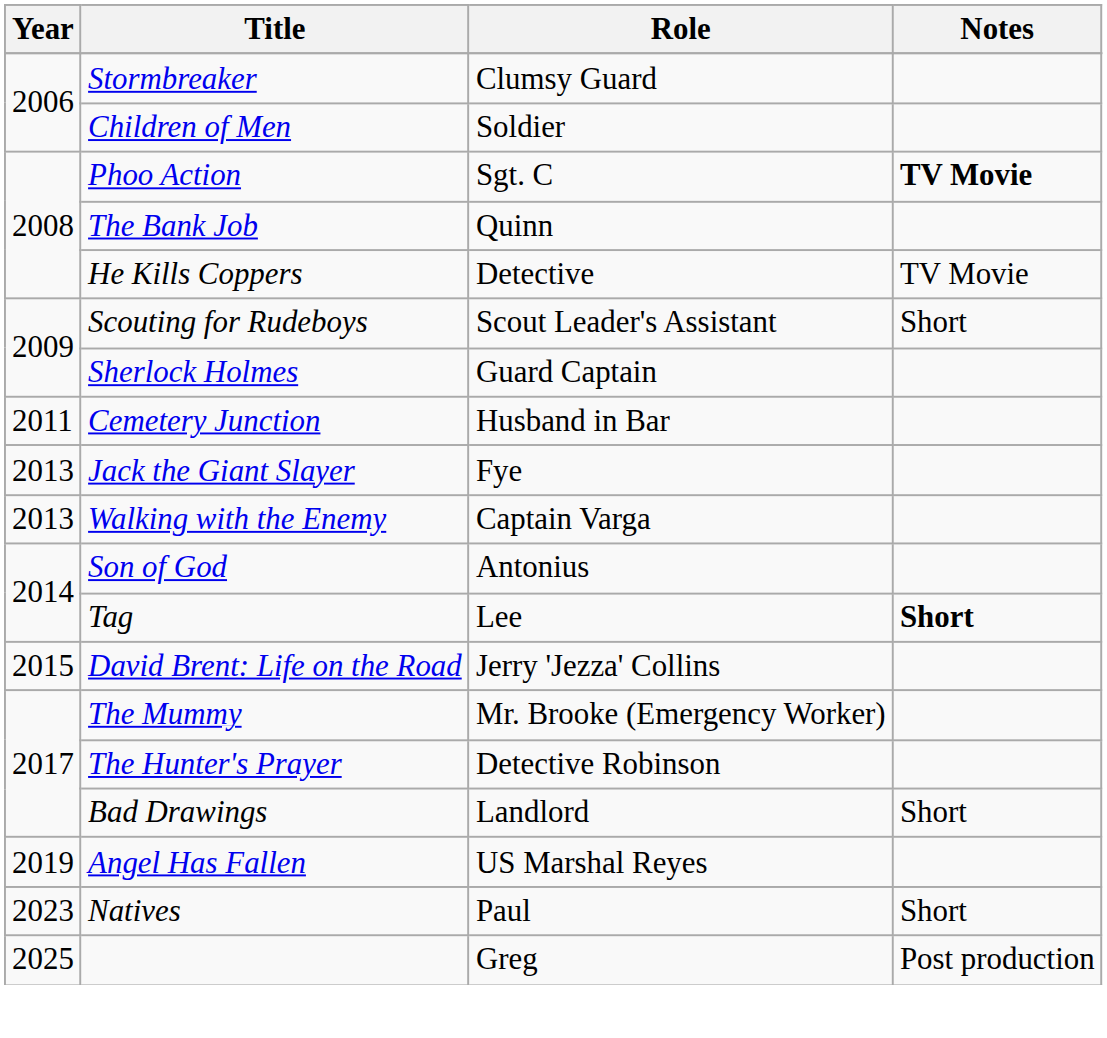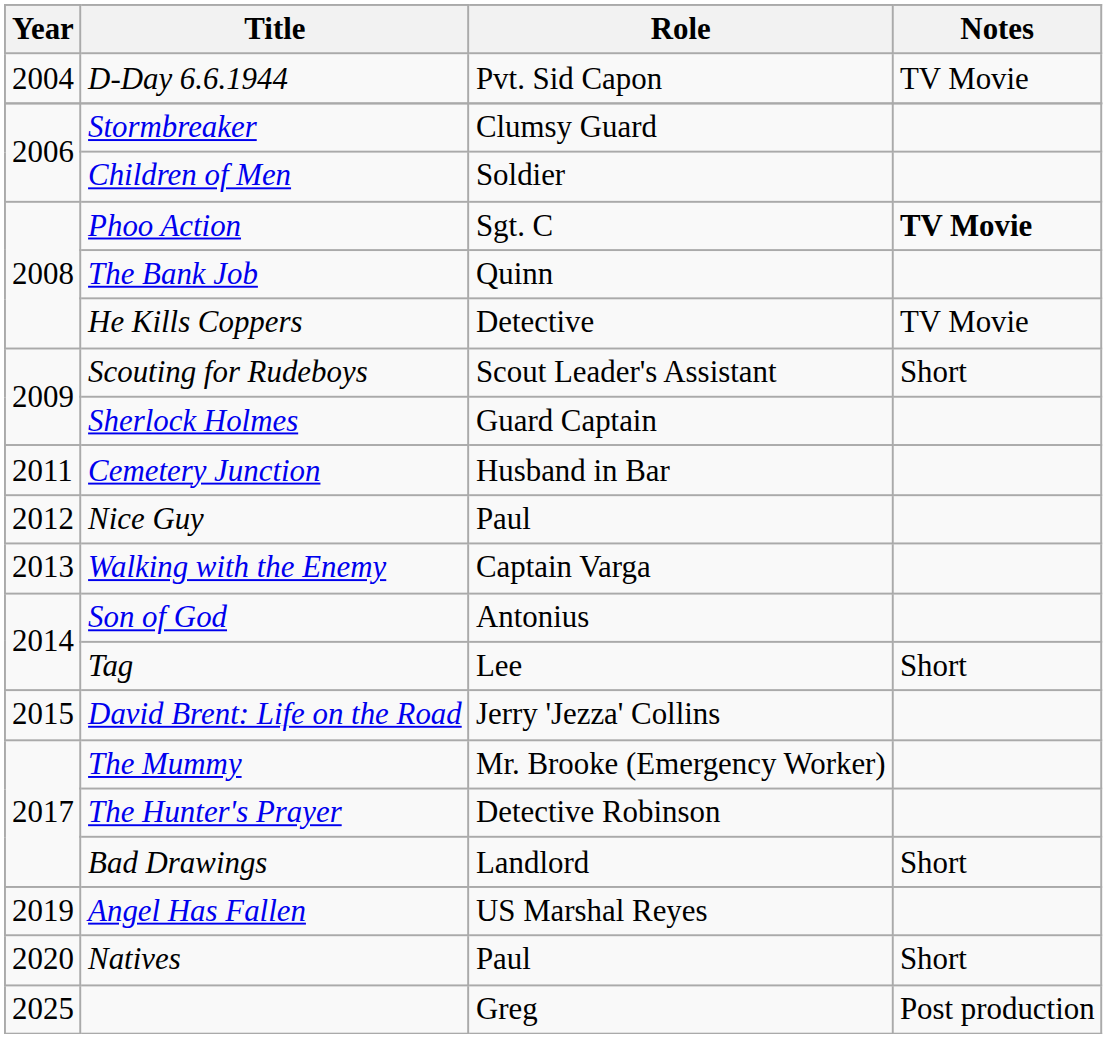+ row: (188, 77)
+ row: (146, 518)
- row: (221, 469)
(937, 616) bold -> (933, 665) normal
(43, 910) 2023 -> (43, 959) 2020
